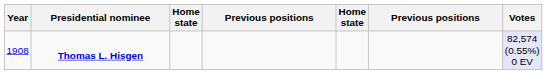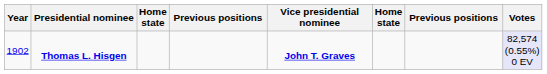+ column: (320, 17)
(18, 50) 1908 -> (18, 50) 1902
